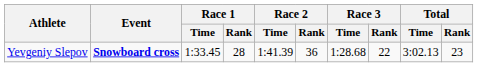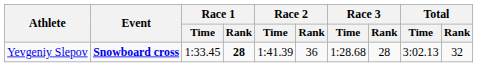(239, 52) normal -> (239, 52) bold
(384, 52) 22 -> (384, 52) 28
(457, 52) 23 -> (457, 52) 32
